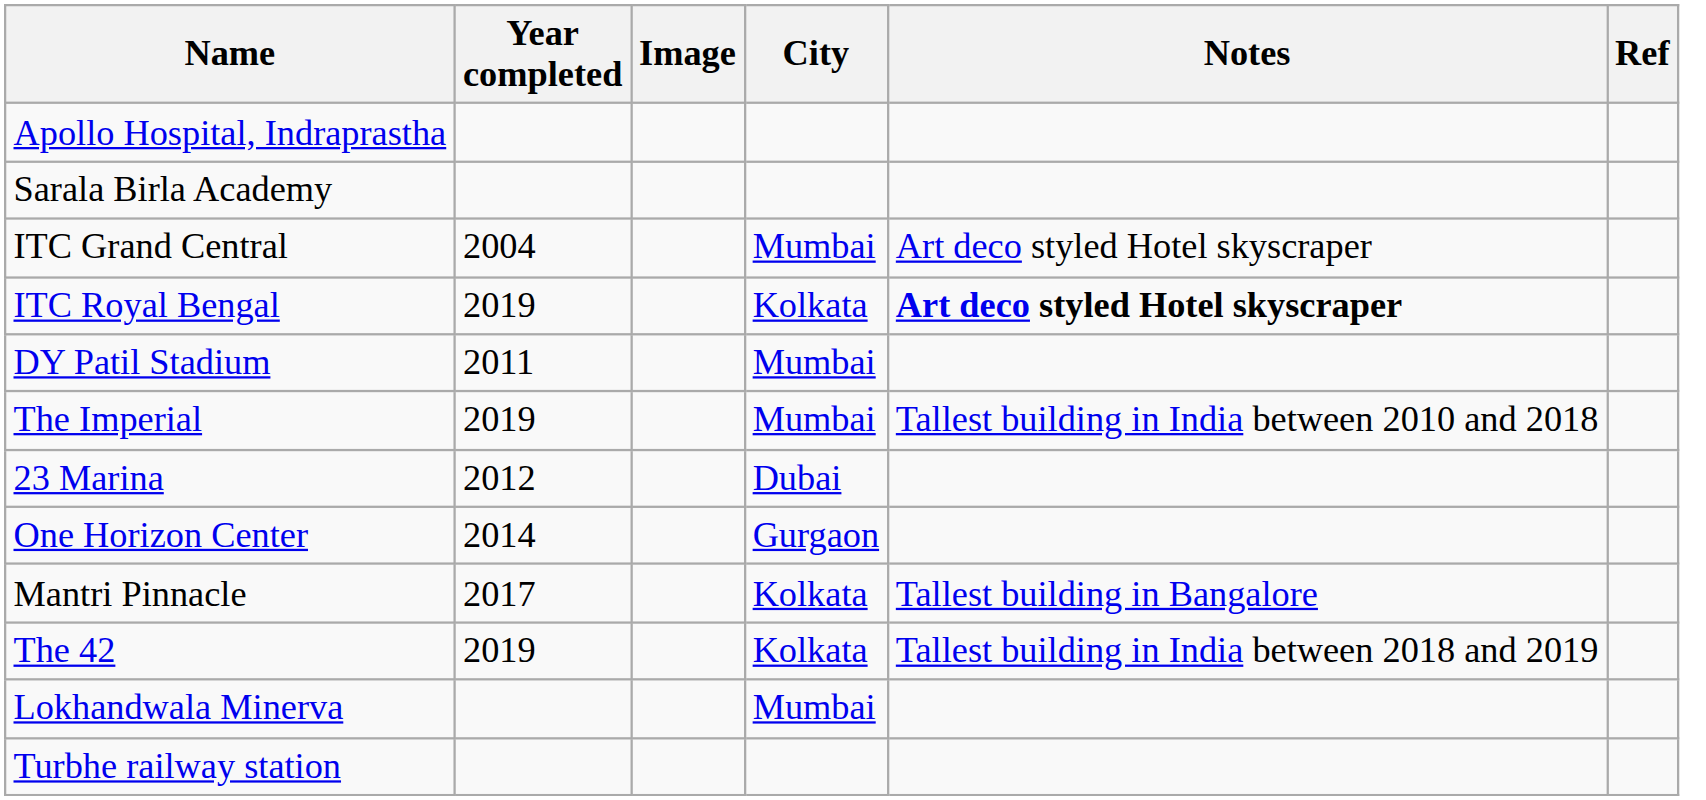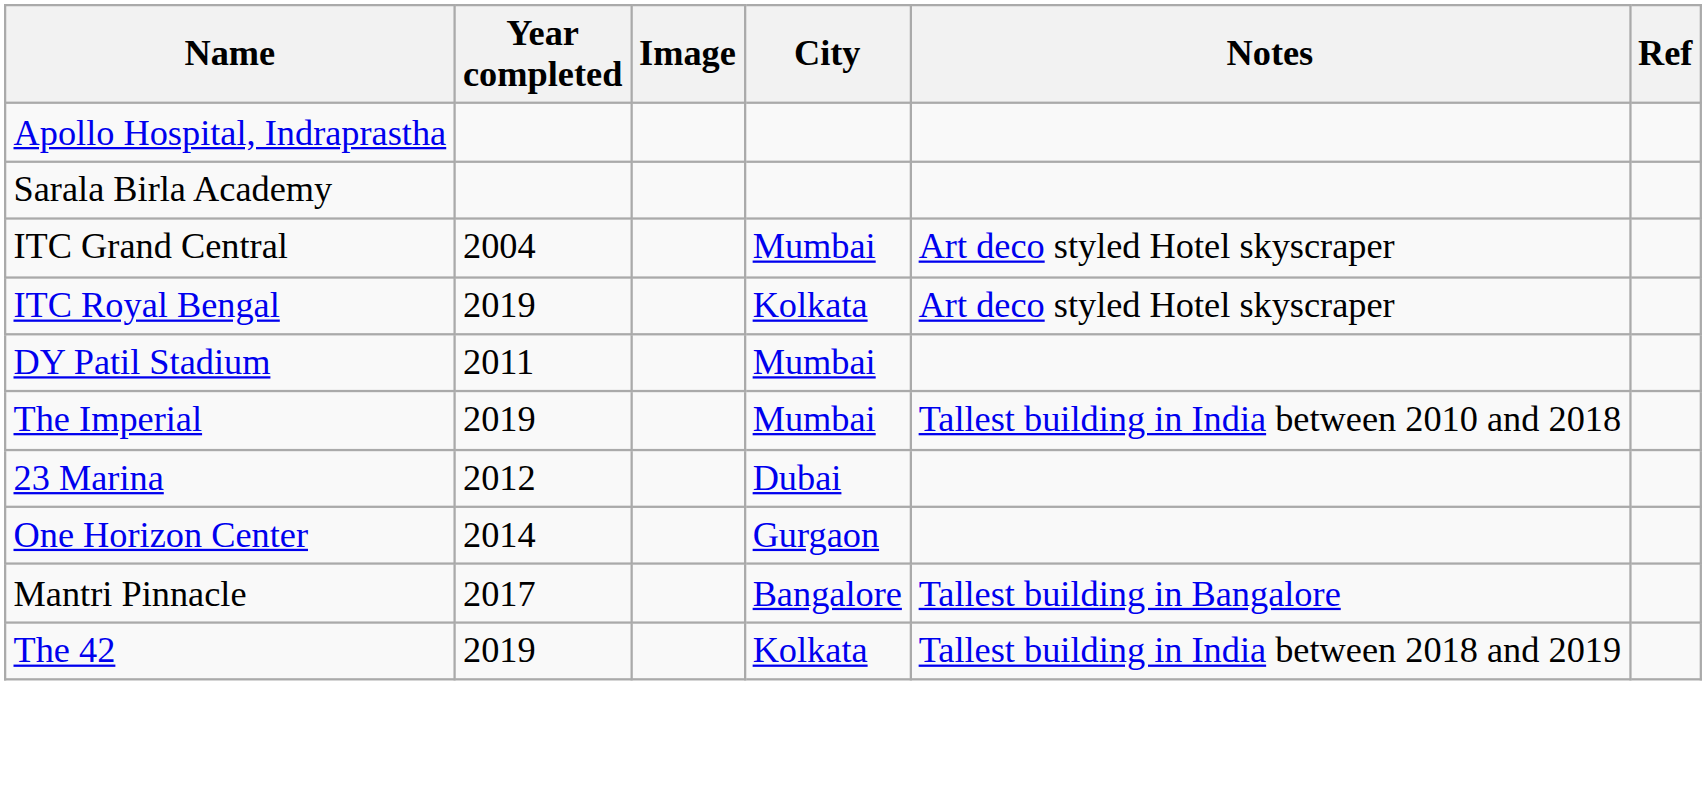(1149, 304) bold -> (1157, 304) normal
(810, 592) Kolkata -> (827, 592) Bangalore
- row: (178, 707)
- row: (177, 765)
